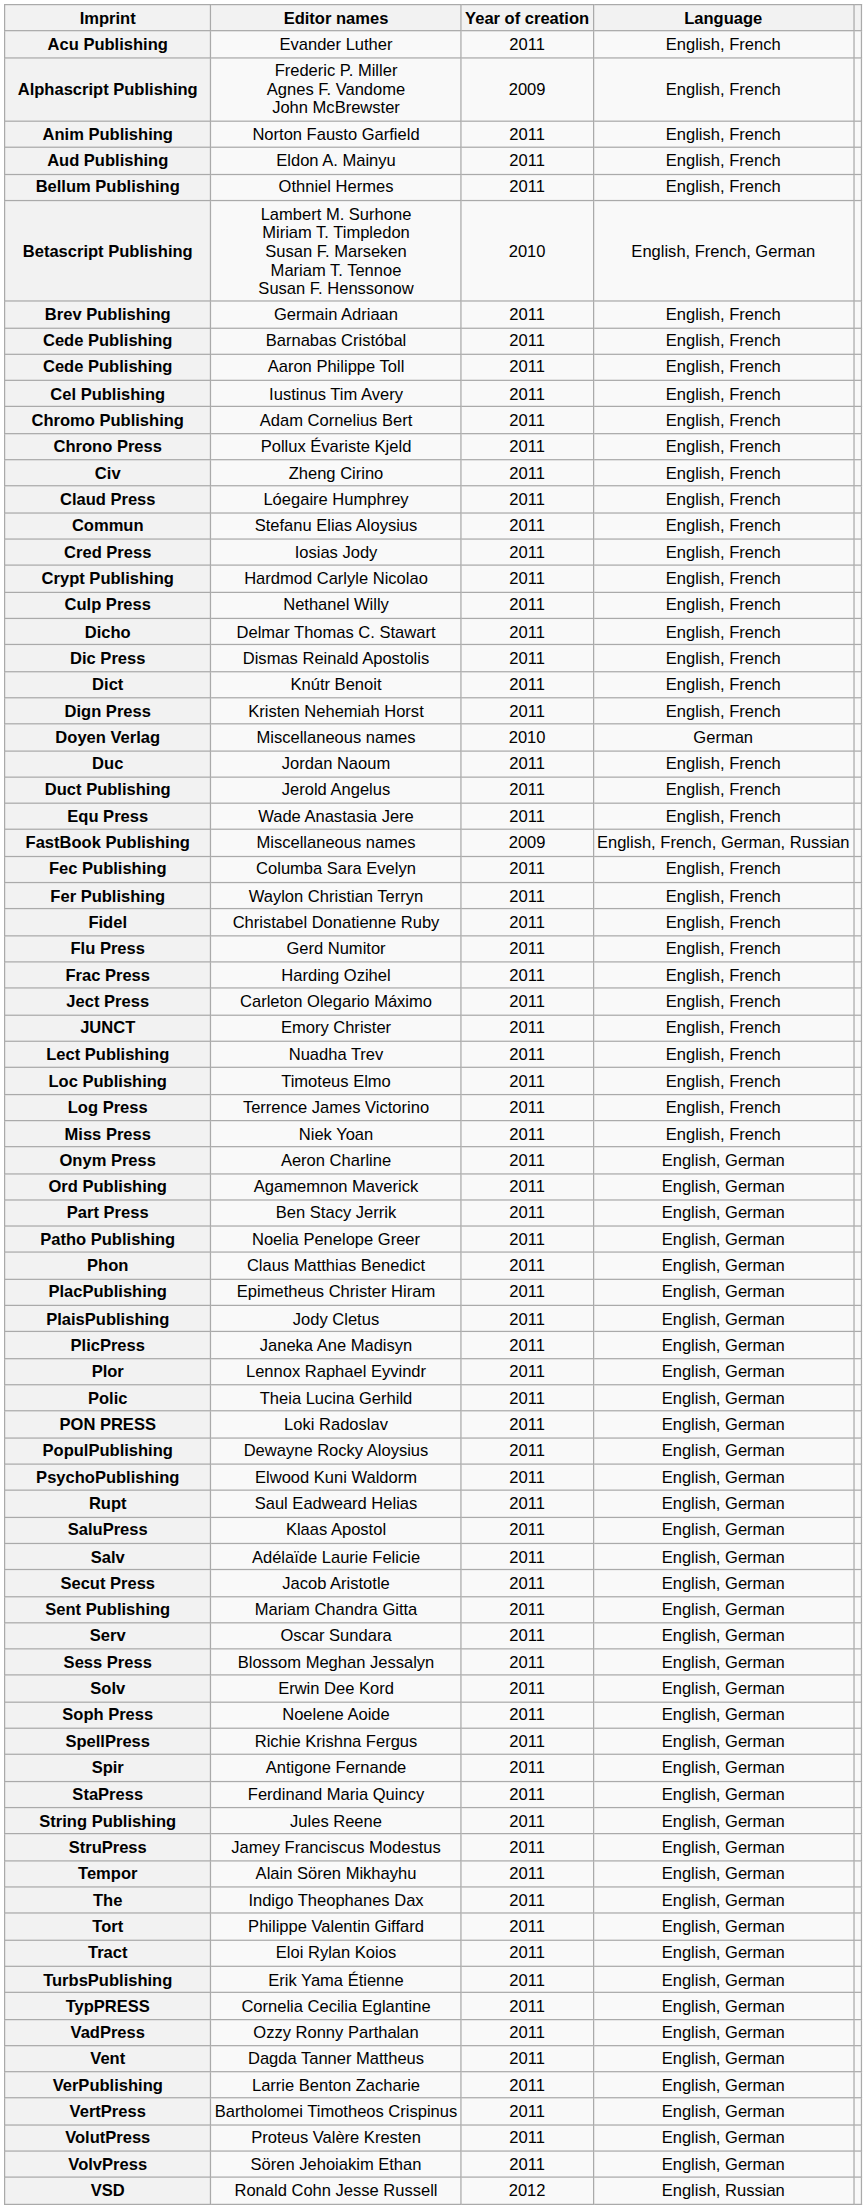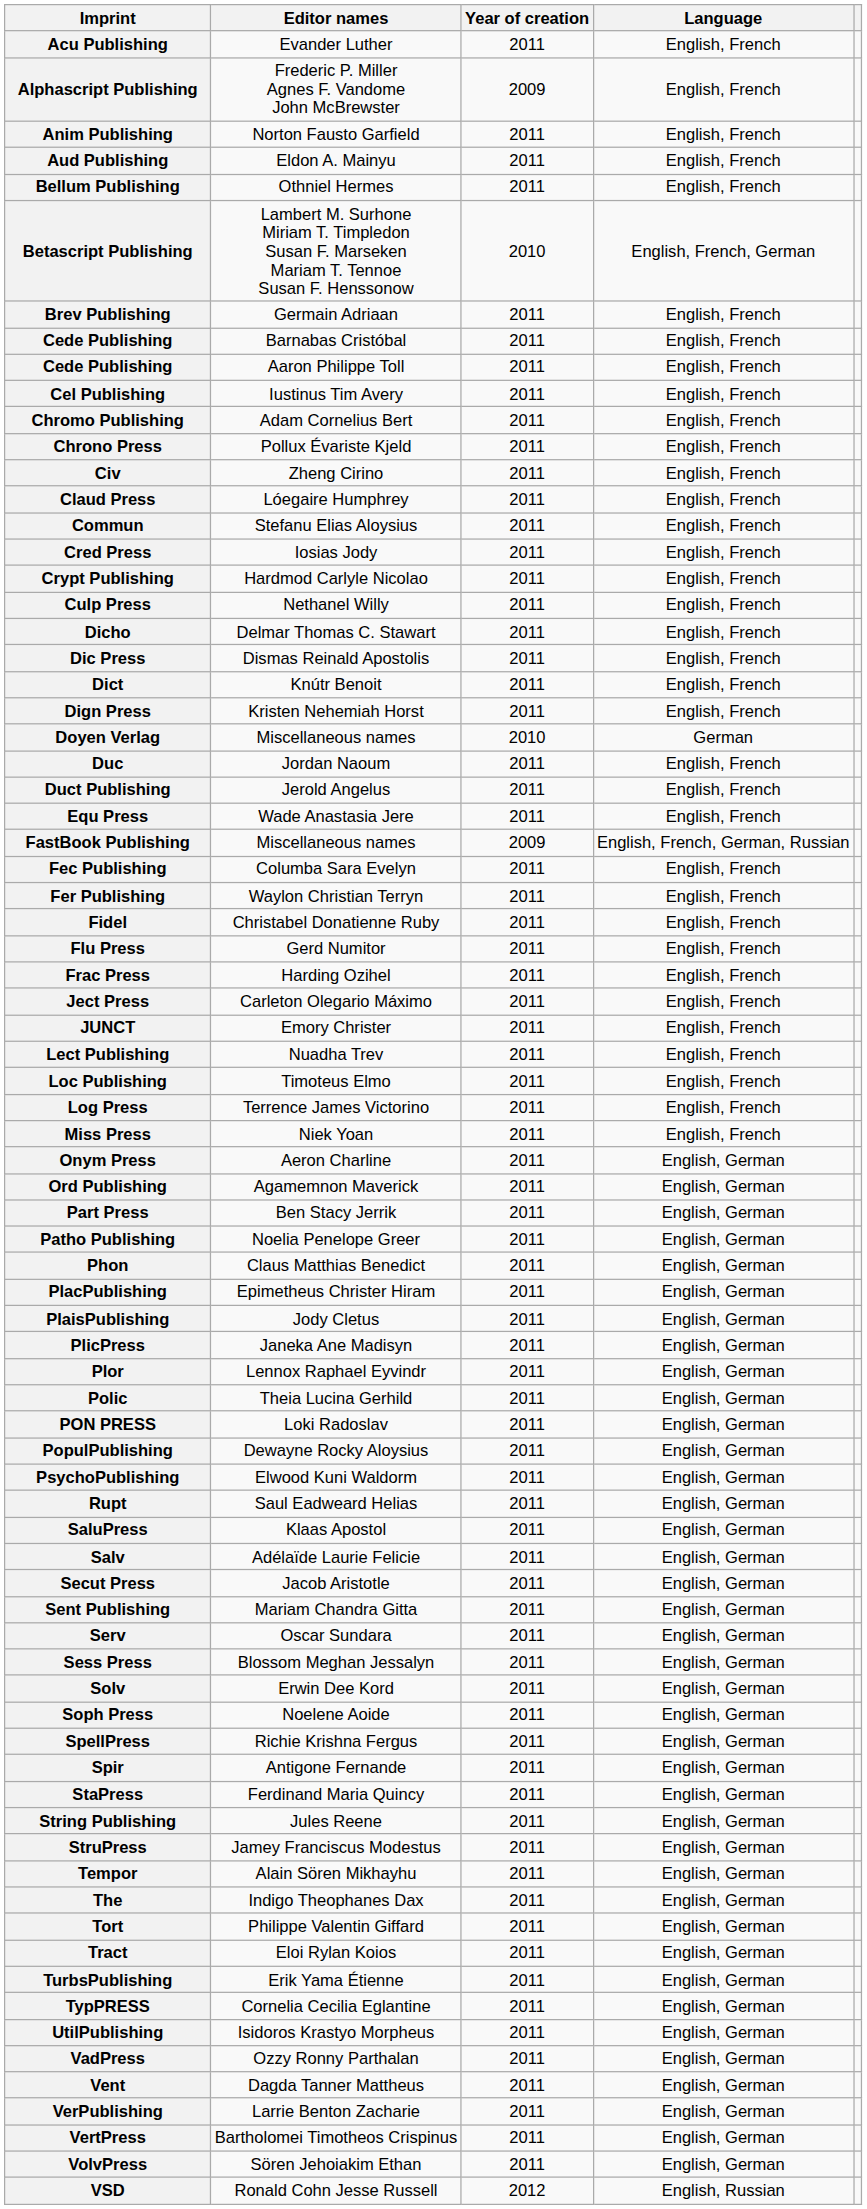+ row: (108, 2033)
- row: (108, 2138)
